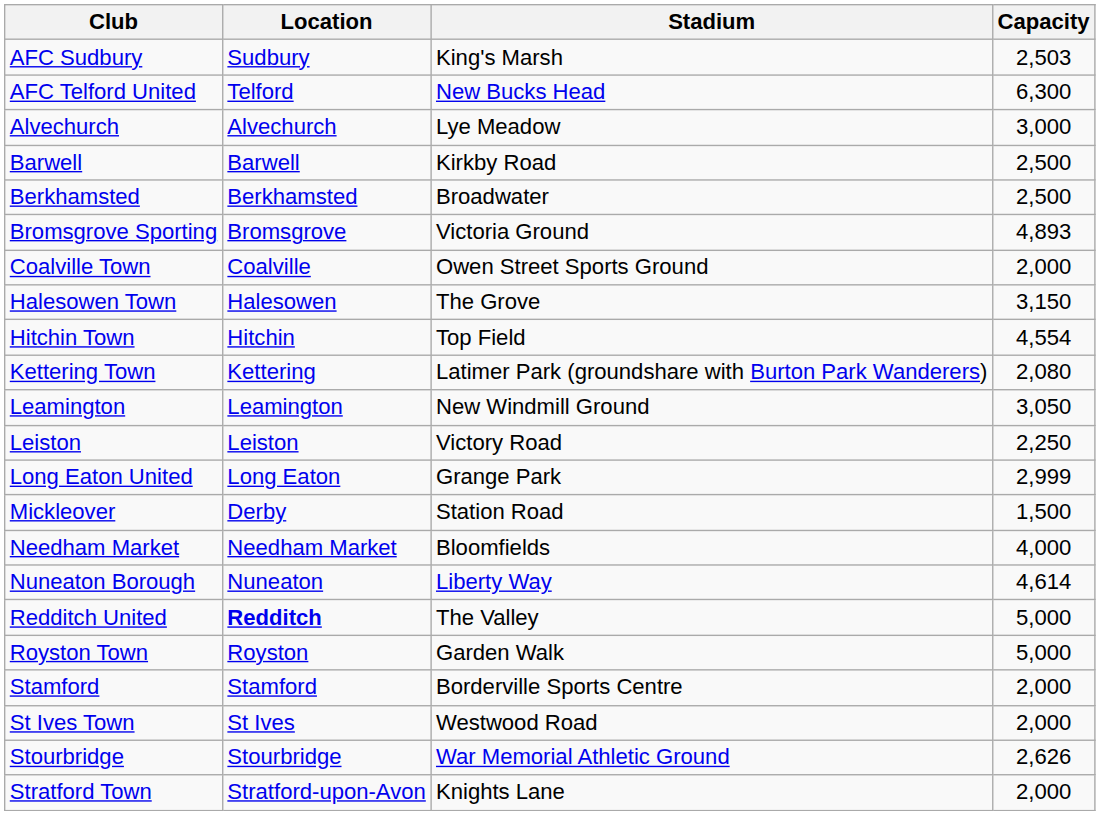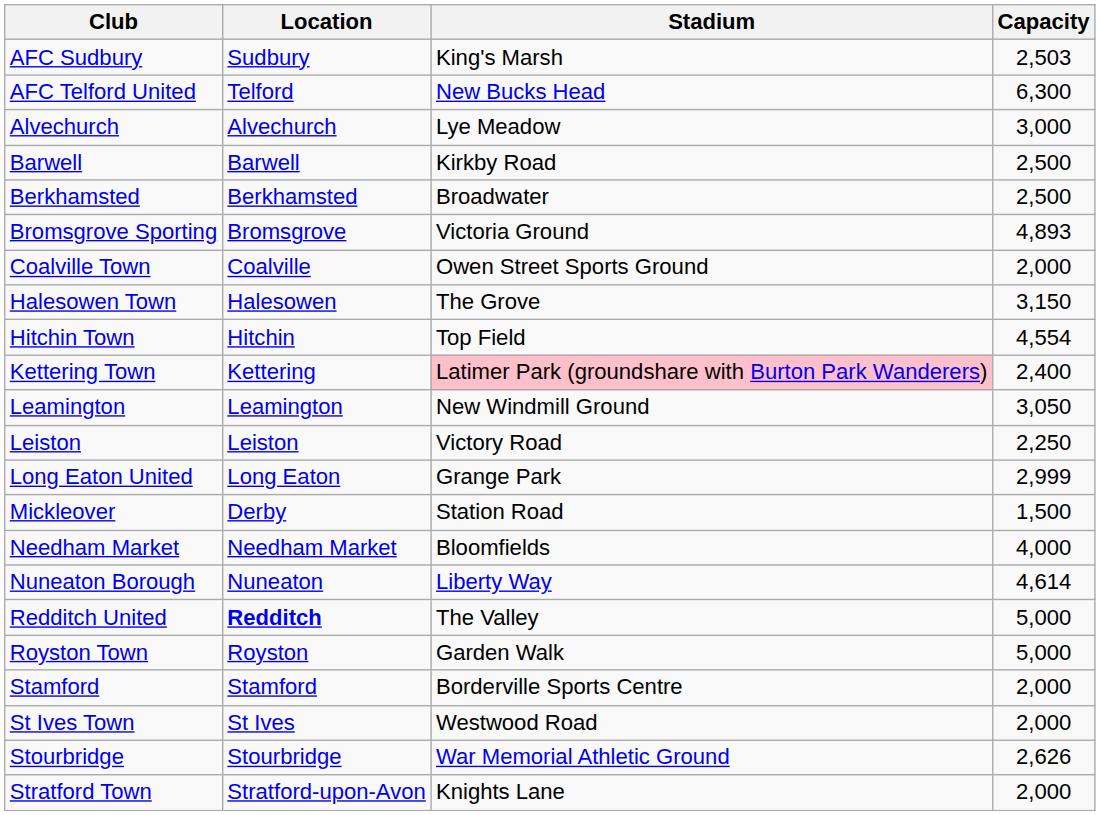(712, 372) no background -> (712, 372) pink background
(1044, 372) 2,080 -> (1044, 372) 2,400
